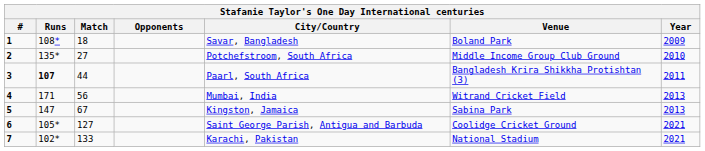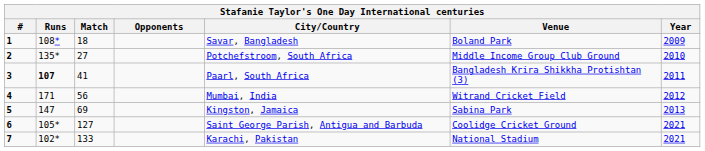(83, 75) 44 -> (83, 75) 41
(674, 95) 2013 -> (674, 95) 2012
(83, 110) 67 -> (83, 110) 69
